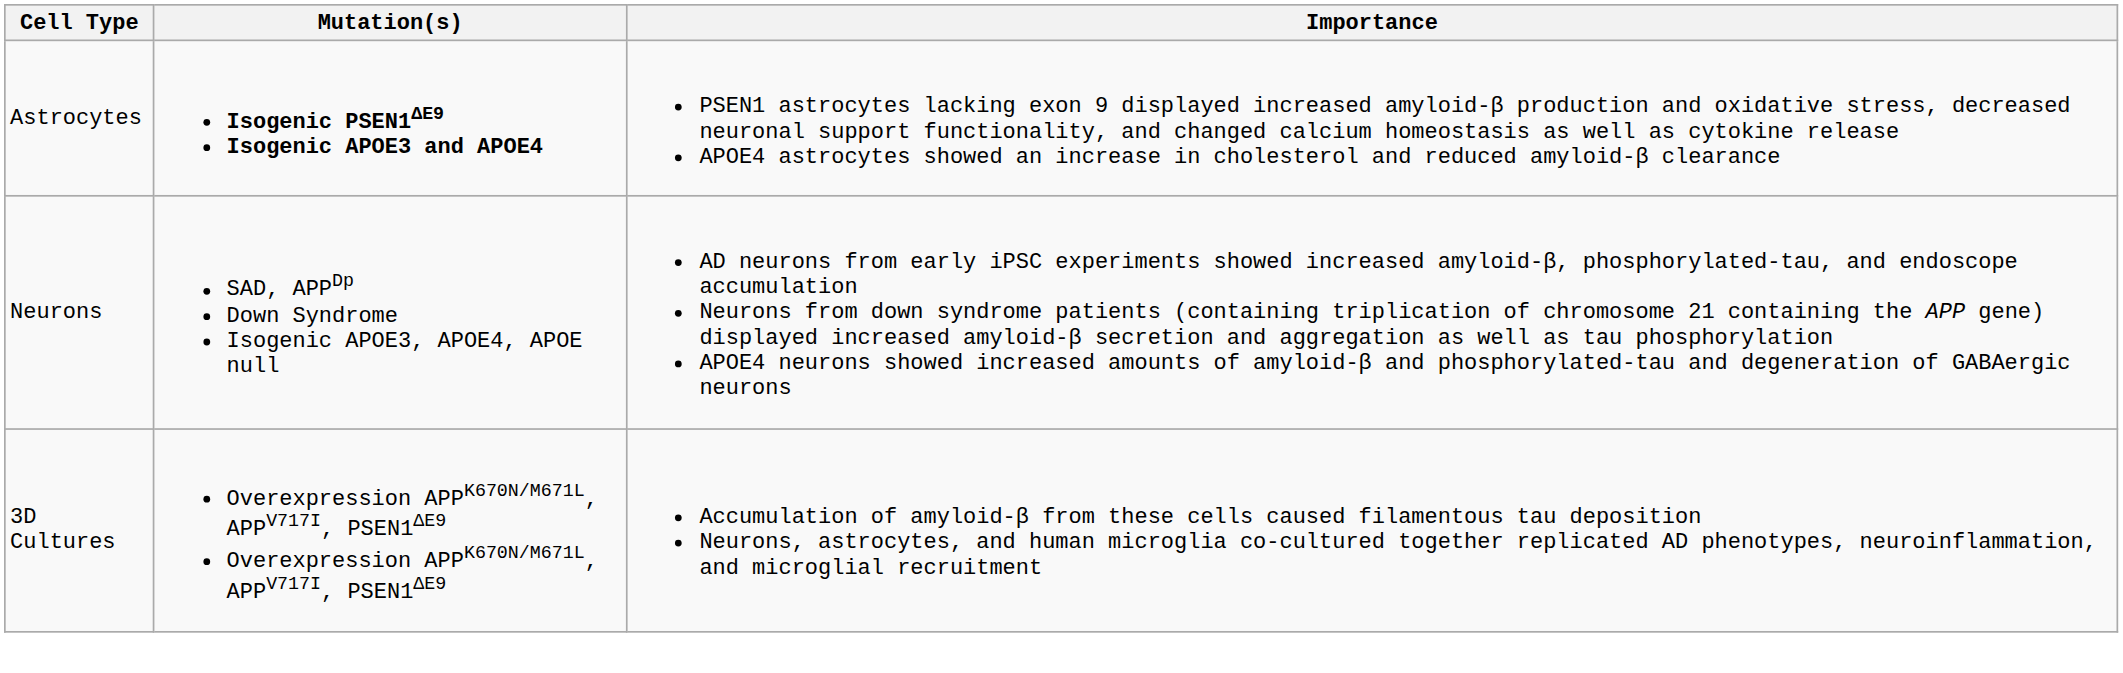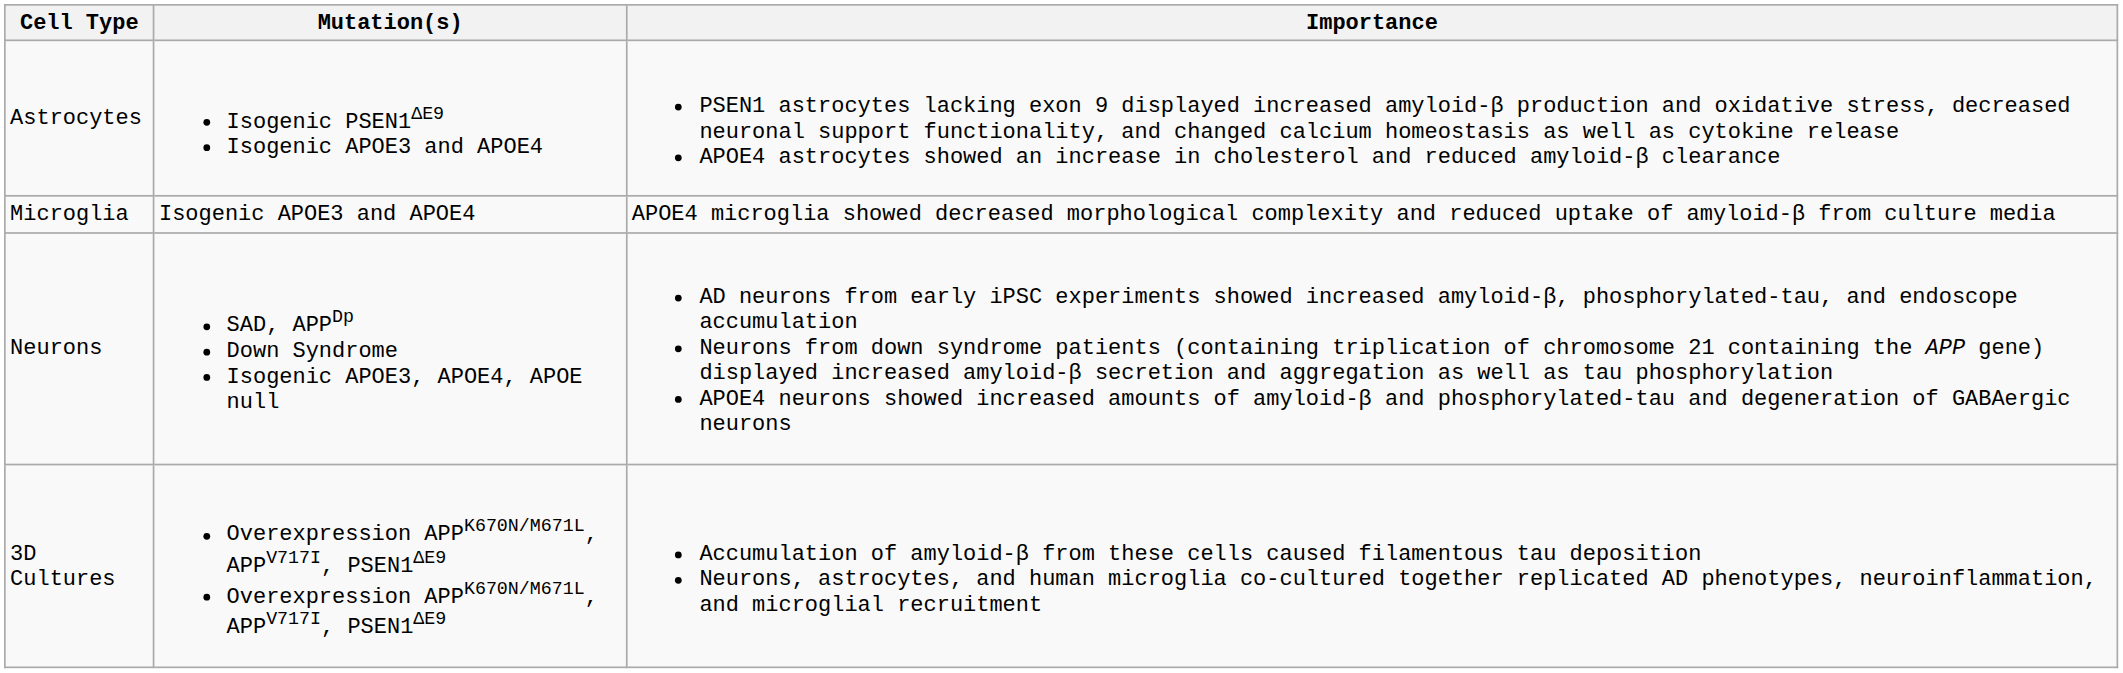(390, 131) bold -> (390, 131) normal
+ row: (69, 214)
